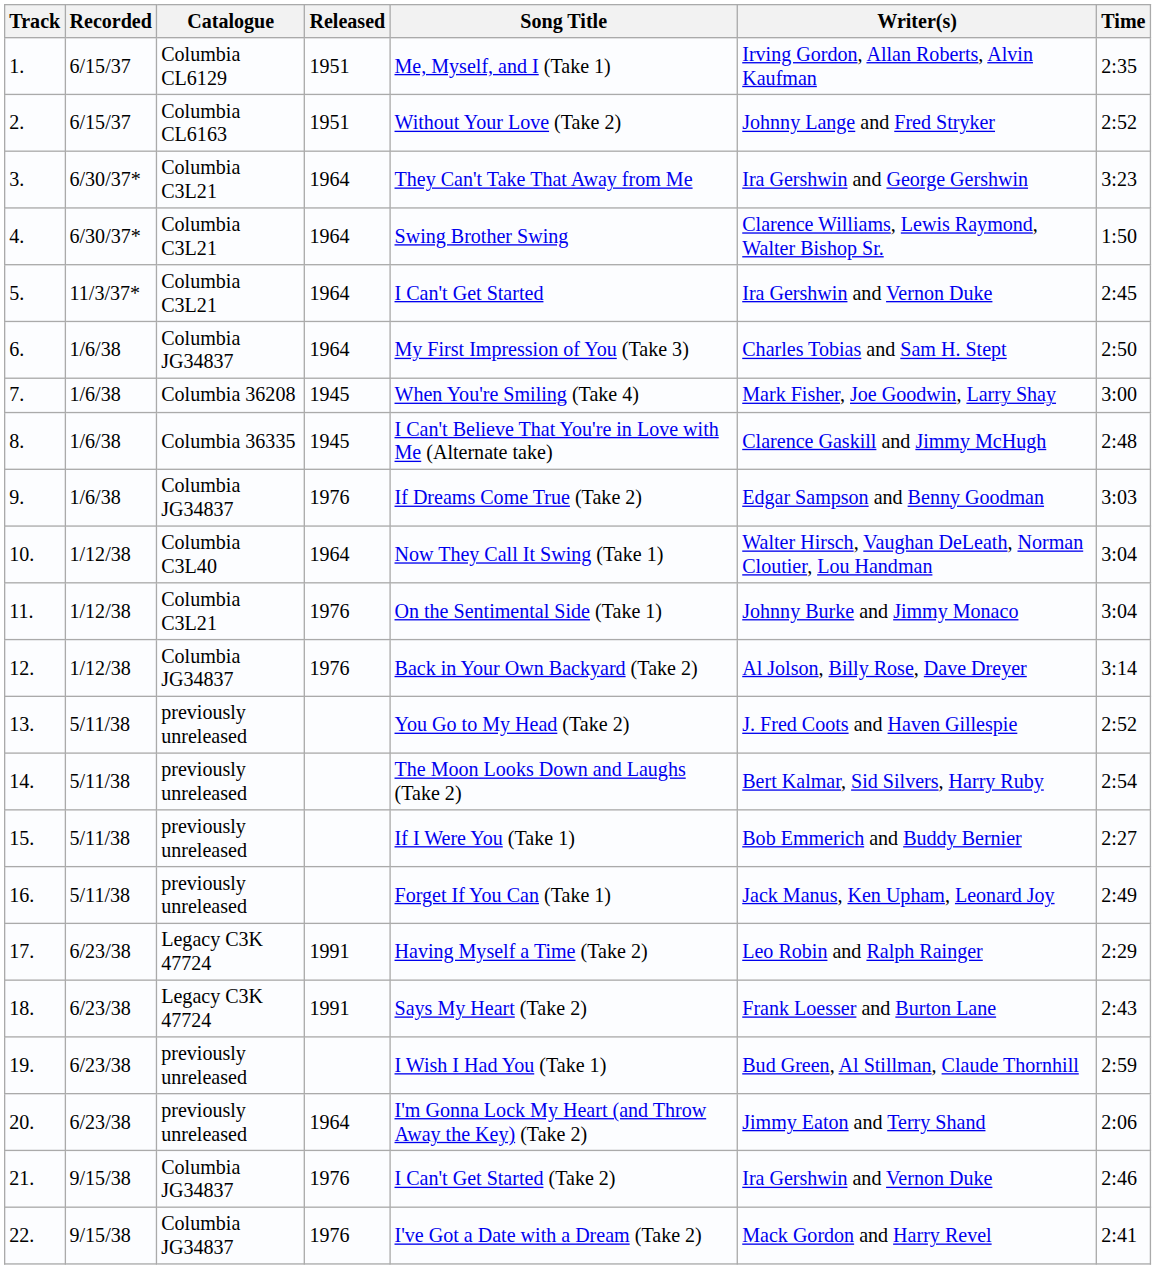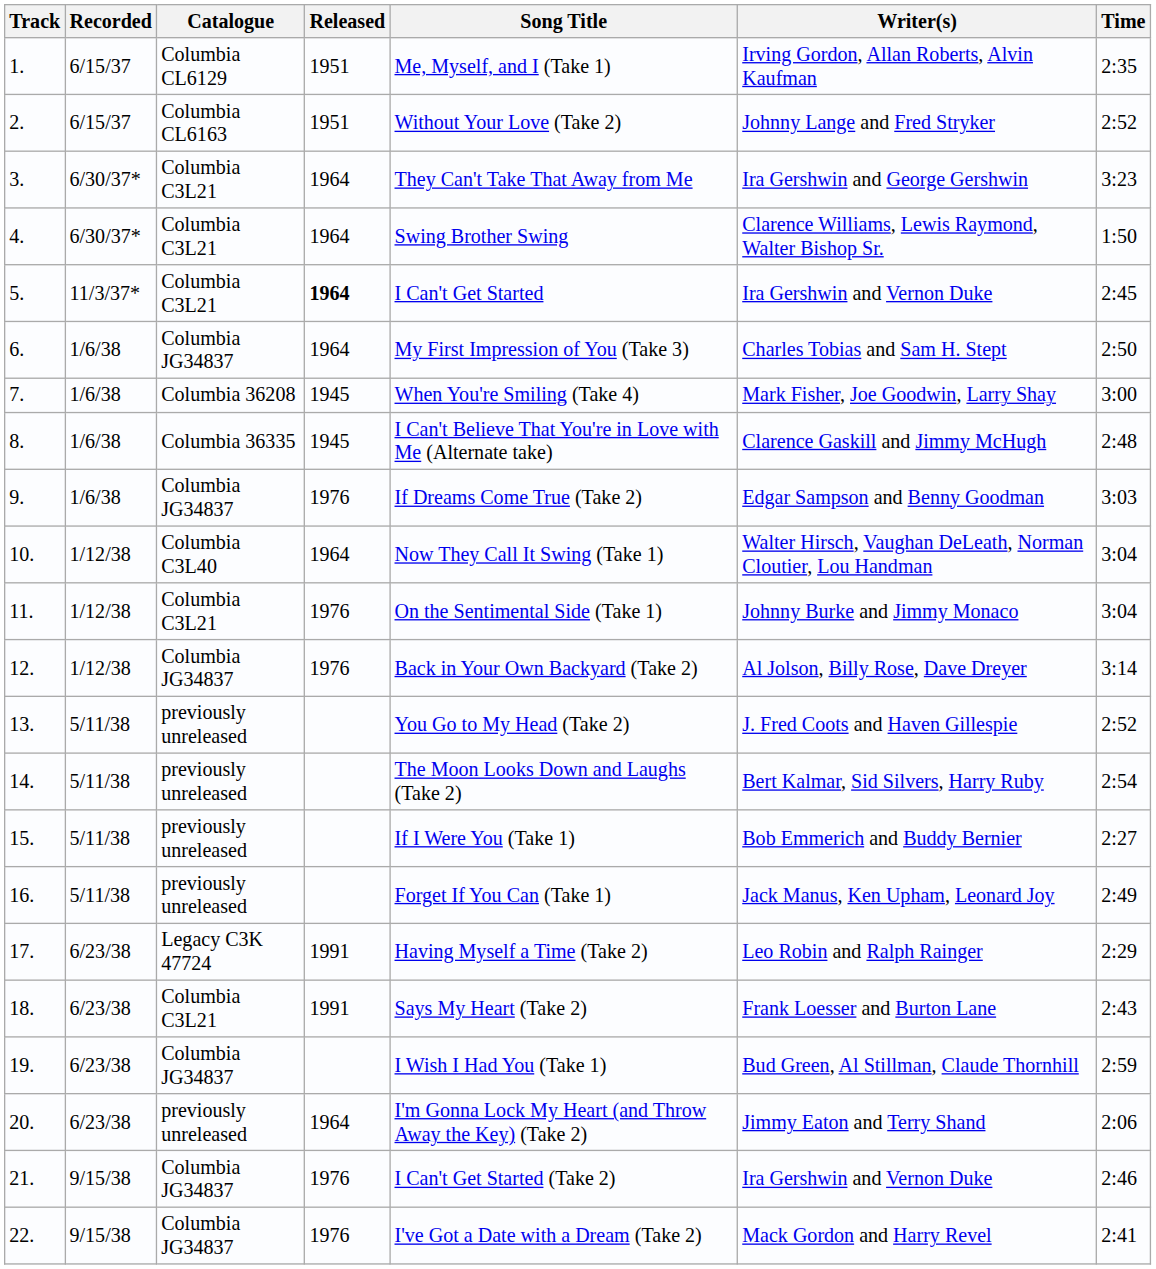(330, 293) normal -> (330, 293) bold
(212, 1008) Legacy C3K 47724 -> (201, 1008) Columbia C3L21
(204, 1065) previously unreleased -> (201, 1065) Columbia JG34837
